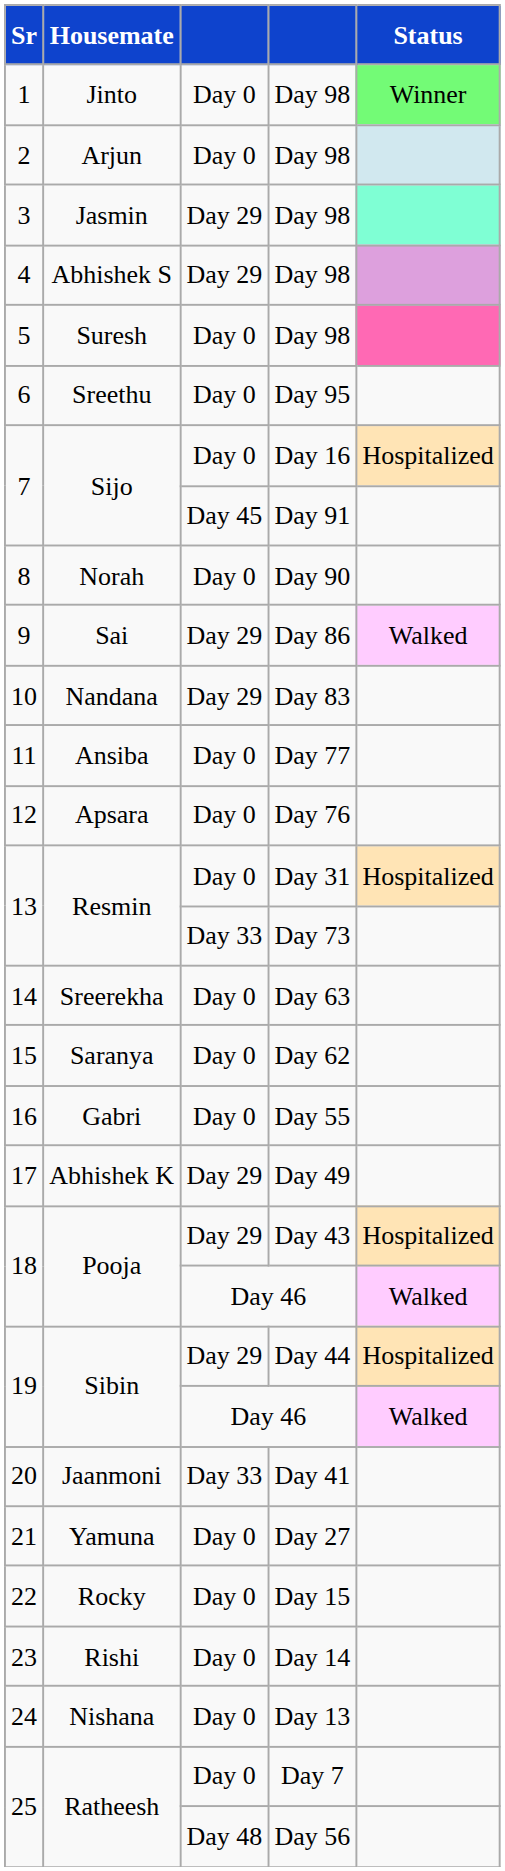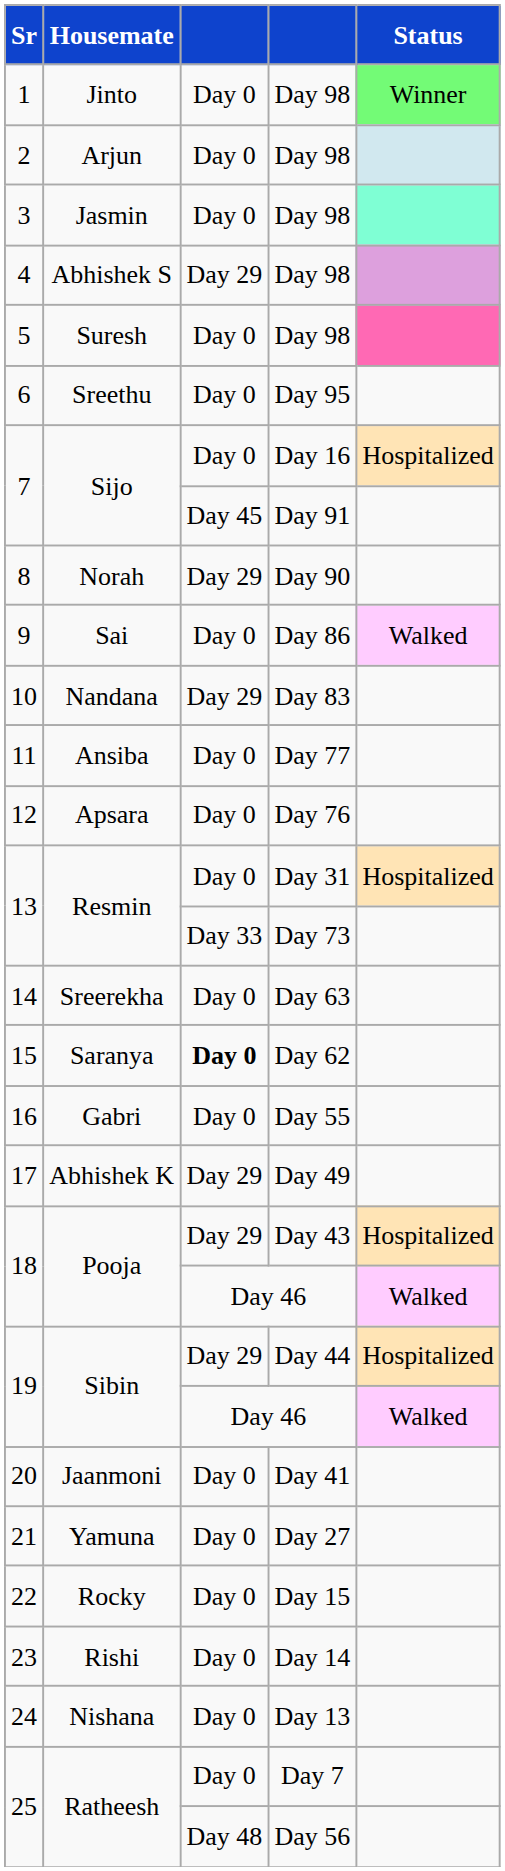(224, 215) Day 29 -> (224, 215) Day 0
(224, 575) Day 0 -> (224, 575) Day 29
(224, 635) Day 29 -> (224, 635) Day 0
(224, 1055) normal -> (224, 1055) bold
(224, 1476) Day 33 -> (224, 1476) Day 0
